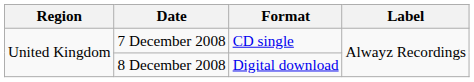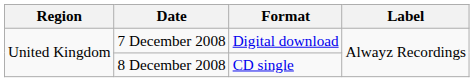(263, 40) CD single -> (286, 40) Digital download
(286, 64) Digital download -> (263, 64) CD single
